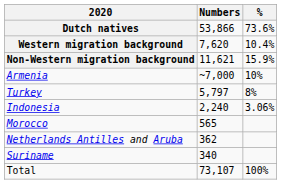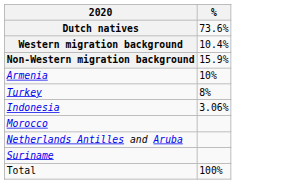- column: (220, 12)
